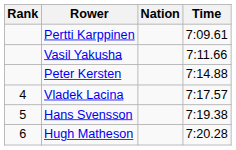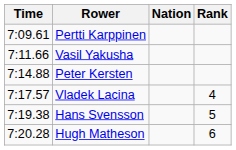columns swapped: (23, 14) <-> (207, 14)
